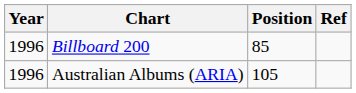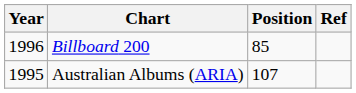(26, 74) 1996 -> (26, 74) 1995
(265, 74) 105 -> (265, 74) 107
